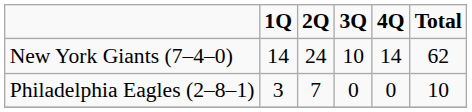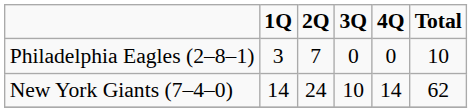rows swapped: (132, 90) <-> (121, 55)
